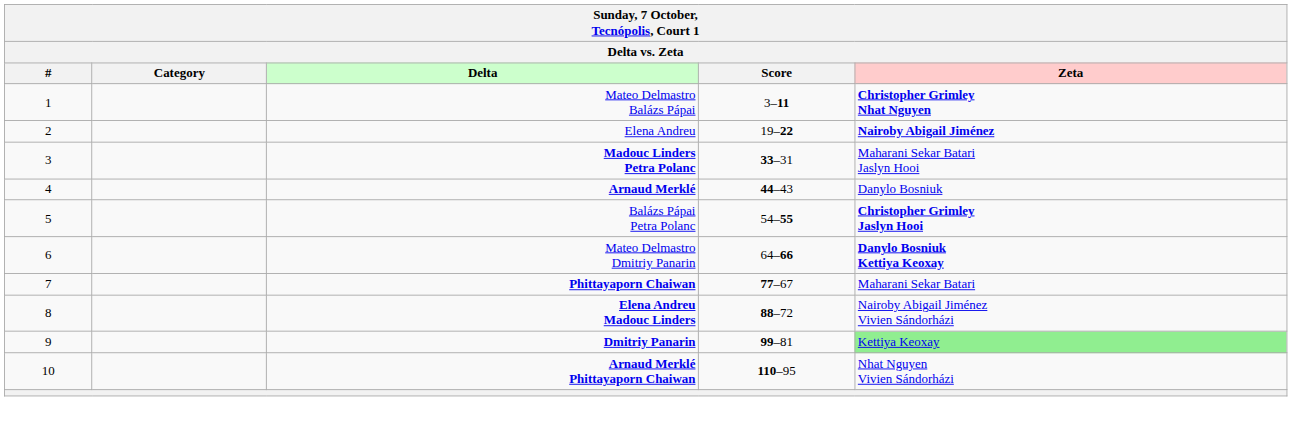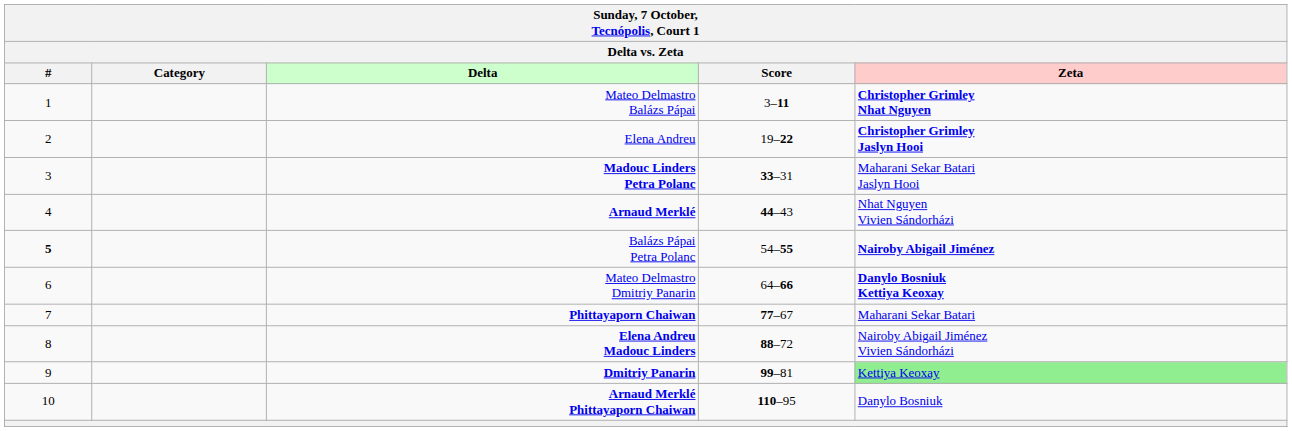(926, 131) Nairoby Abigail Jiménez -> (916, 139) Christopher Grimley Jaslyn Hooi
(900, 189) Danylo Bosniuk -> (906, 212) Nhat Nguyen Vivien Sándorházi
(48, 218) normal -> (48, 249) bold
(916, 218) Christopher Grimley Jaslyn Hooi -> (926, 249) Nairoby Abigail Jiménez
(906, 371) Nhat Nguyen Vivien Sándorházi -> (900, 402) Danylo Bosniuk
